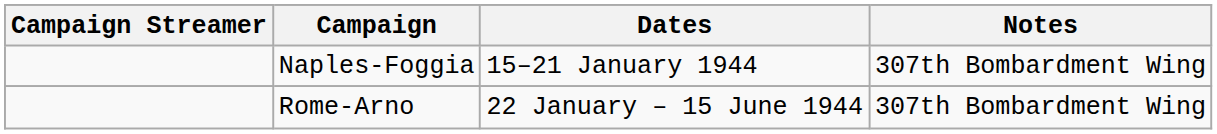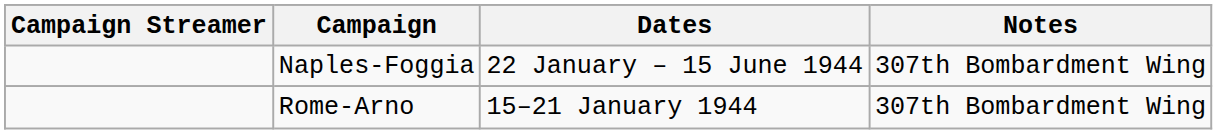(622, 66) 15–21 January 1944 -> (675, 66) 22 January – 15 June 1944
(675, 107) 22 January – 15 June 1944 -> (622, 107) 15–21 January 1944
